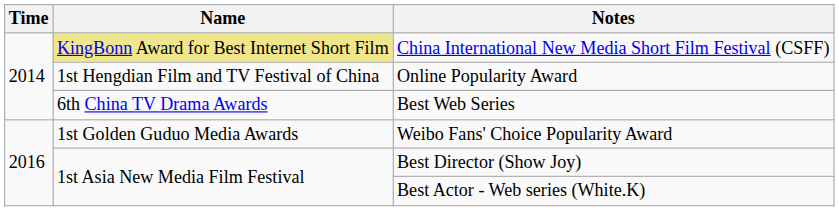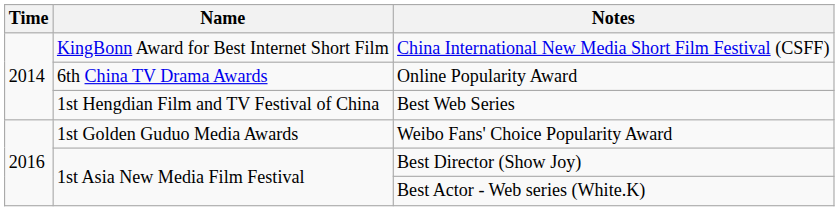(223, 47) khaki background -> (223, 47) no background
(218, 76) 1st Hengdian Film and TV Festival of China -> (162, 76) 6th China TV Drama Awards
(162, 104) 6th China TV Drama Awards -> (218, 104) 1st Hengdian Film and TV Festival of China
